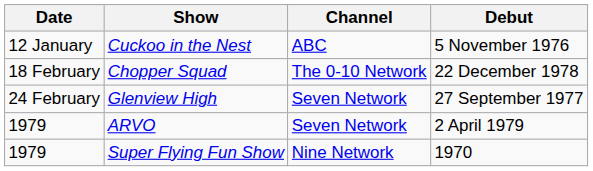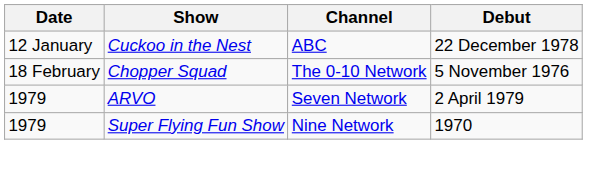(502, 44) 5 November 1976 -> (507, 44) 22 December 1978
(507, 71) 22 December 1978 -> (502, 71) 5 November 1976
- row: (162, 98)
